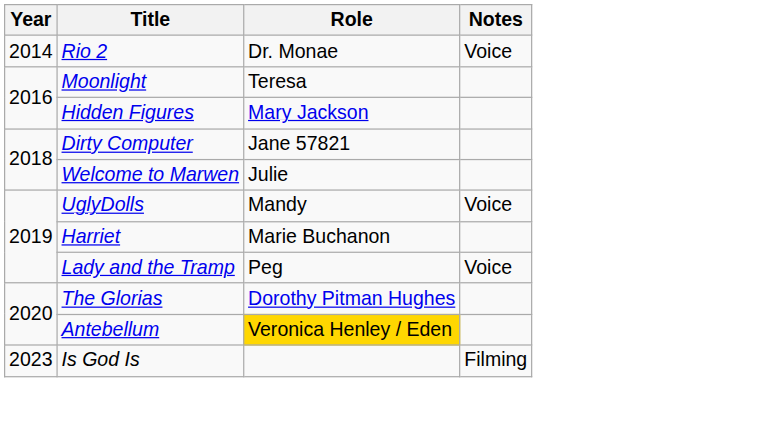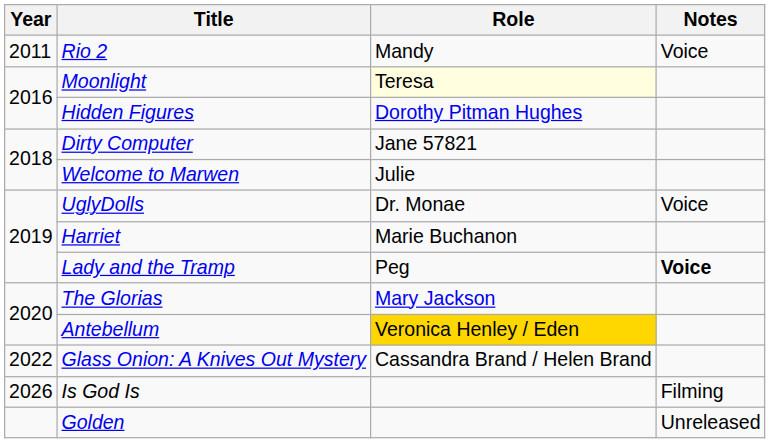(31, 50) 2014 -> (30, 50) 2011
(293, 50) Dr. Monae -> (404, 50) Mandy
(277, 81) no background -> (404, 81) lightyellow background
(308, 112) Mary Jackson -> (479, 112) Dorothy Pitman Hughes
(277, 205) Mandy -> (420, 205) Dr. Monae
(488, 267) normal -> (686, 267) bold
(352, 298) Dorothy Pitman Hughes -> (435, 298) Mary Jackson
+ row: (214, 360)
(31, 360) 2023 -> (31, 391) 2026
+ row: (93, 422)
